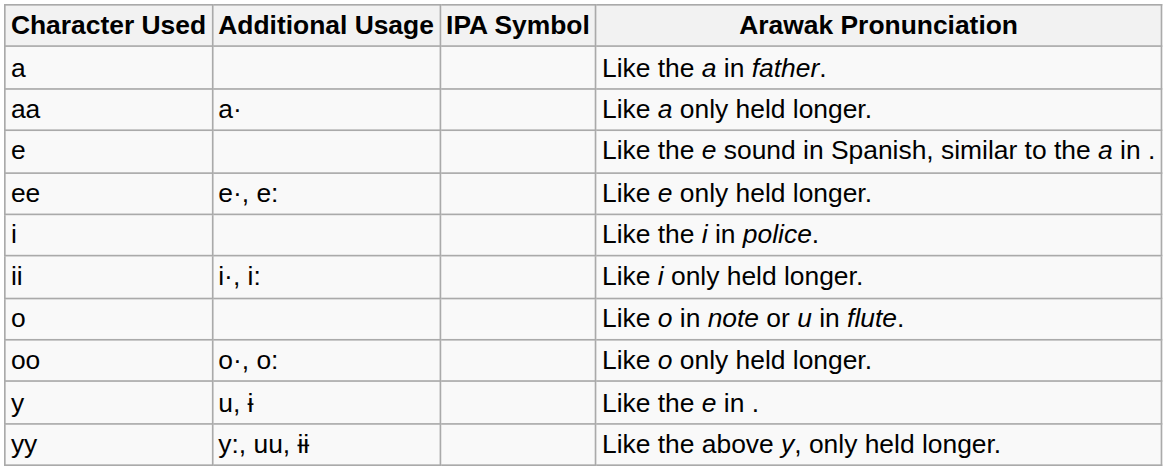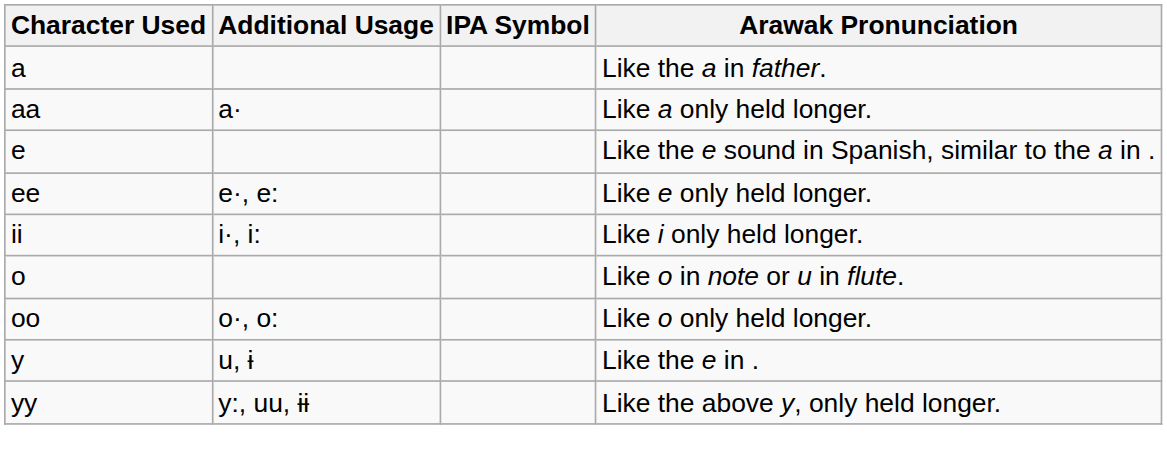- row: (14, 234)
